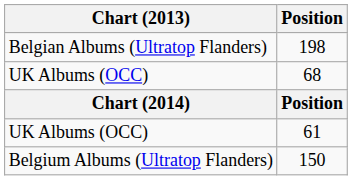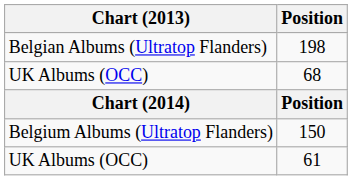rows swapped: (312, 160) <-> (312, 132)
